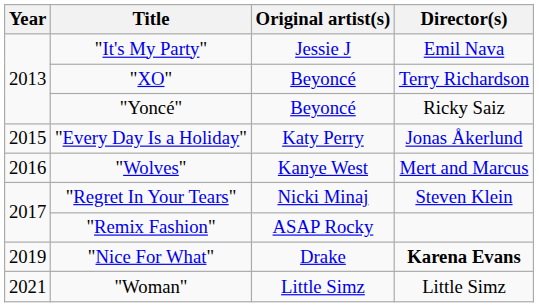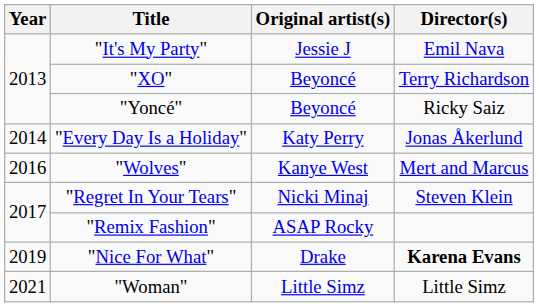(28, 138) 2015 -> (28, 138) 2014
